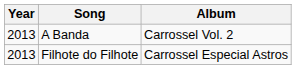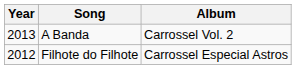(21, 54) 2013 -> (21, 54) 2012
